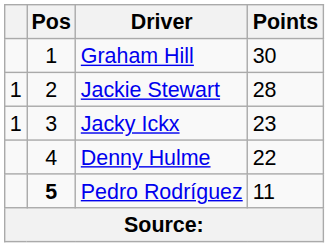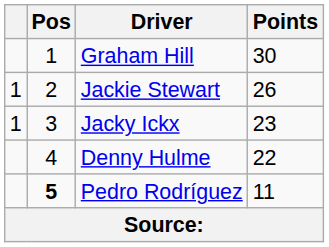(265, 90) 28 -> (265, 90) 26
